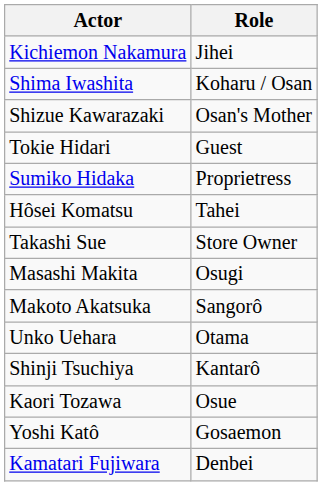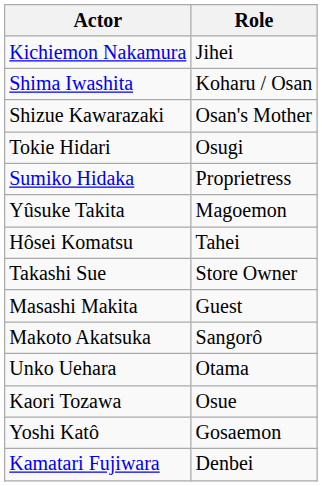(219, 147) Guest -> (220, 147) Osugi
+ row: (67, 210)
(220, 274) Osugi -> (219, 305) Guest
- row: (71, 369)
